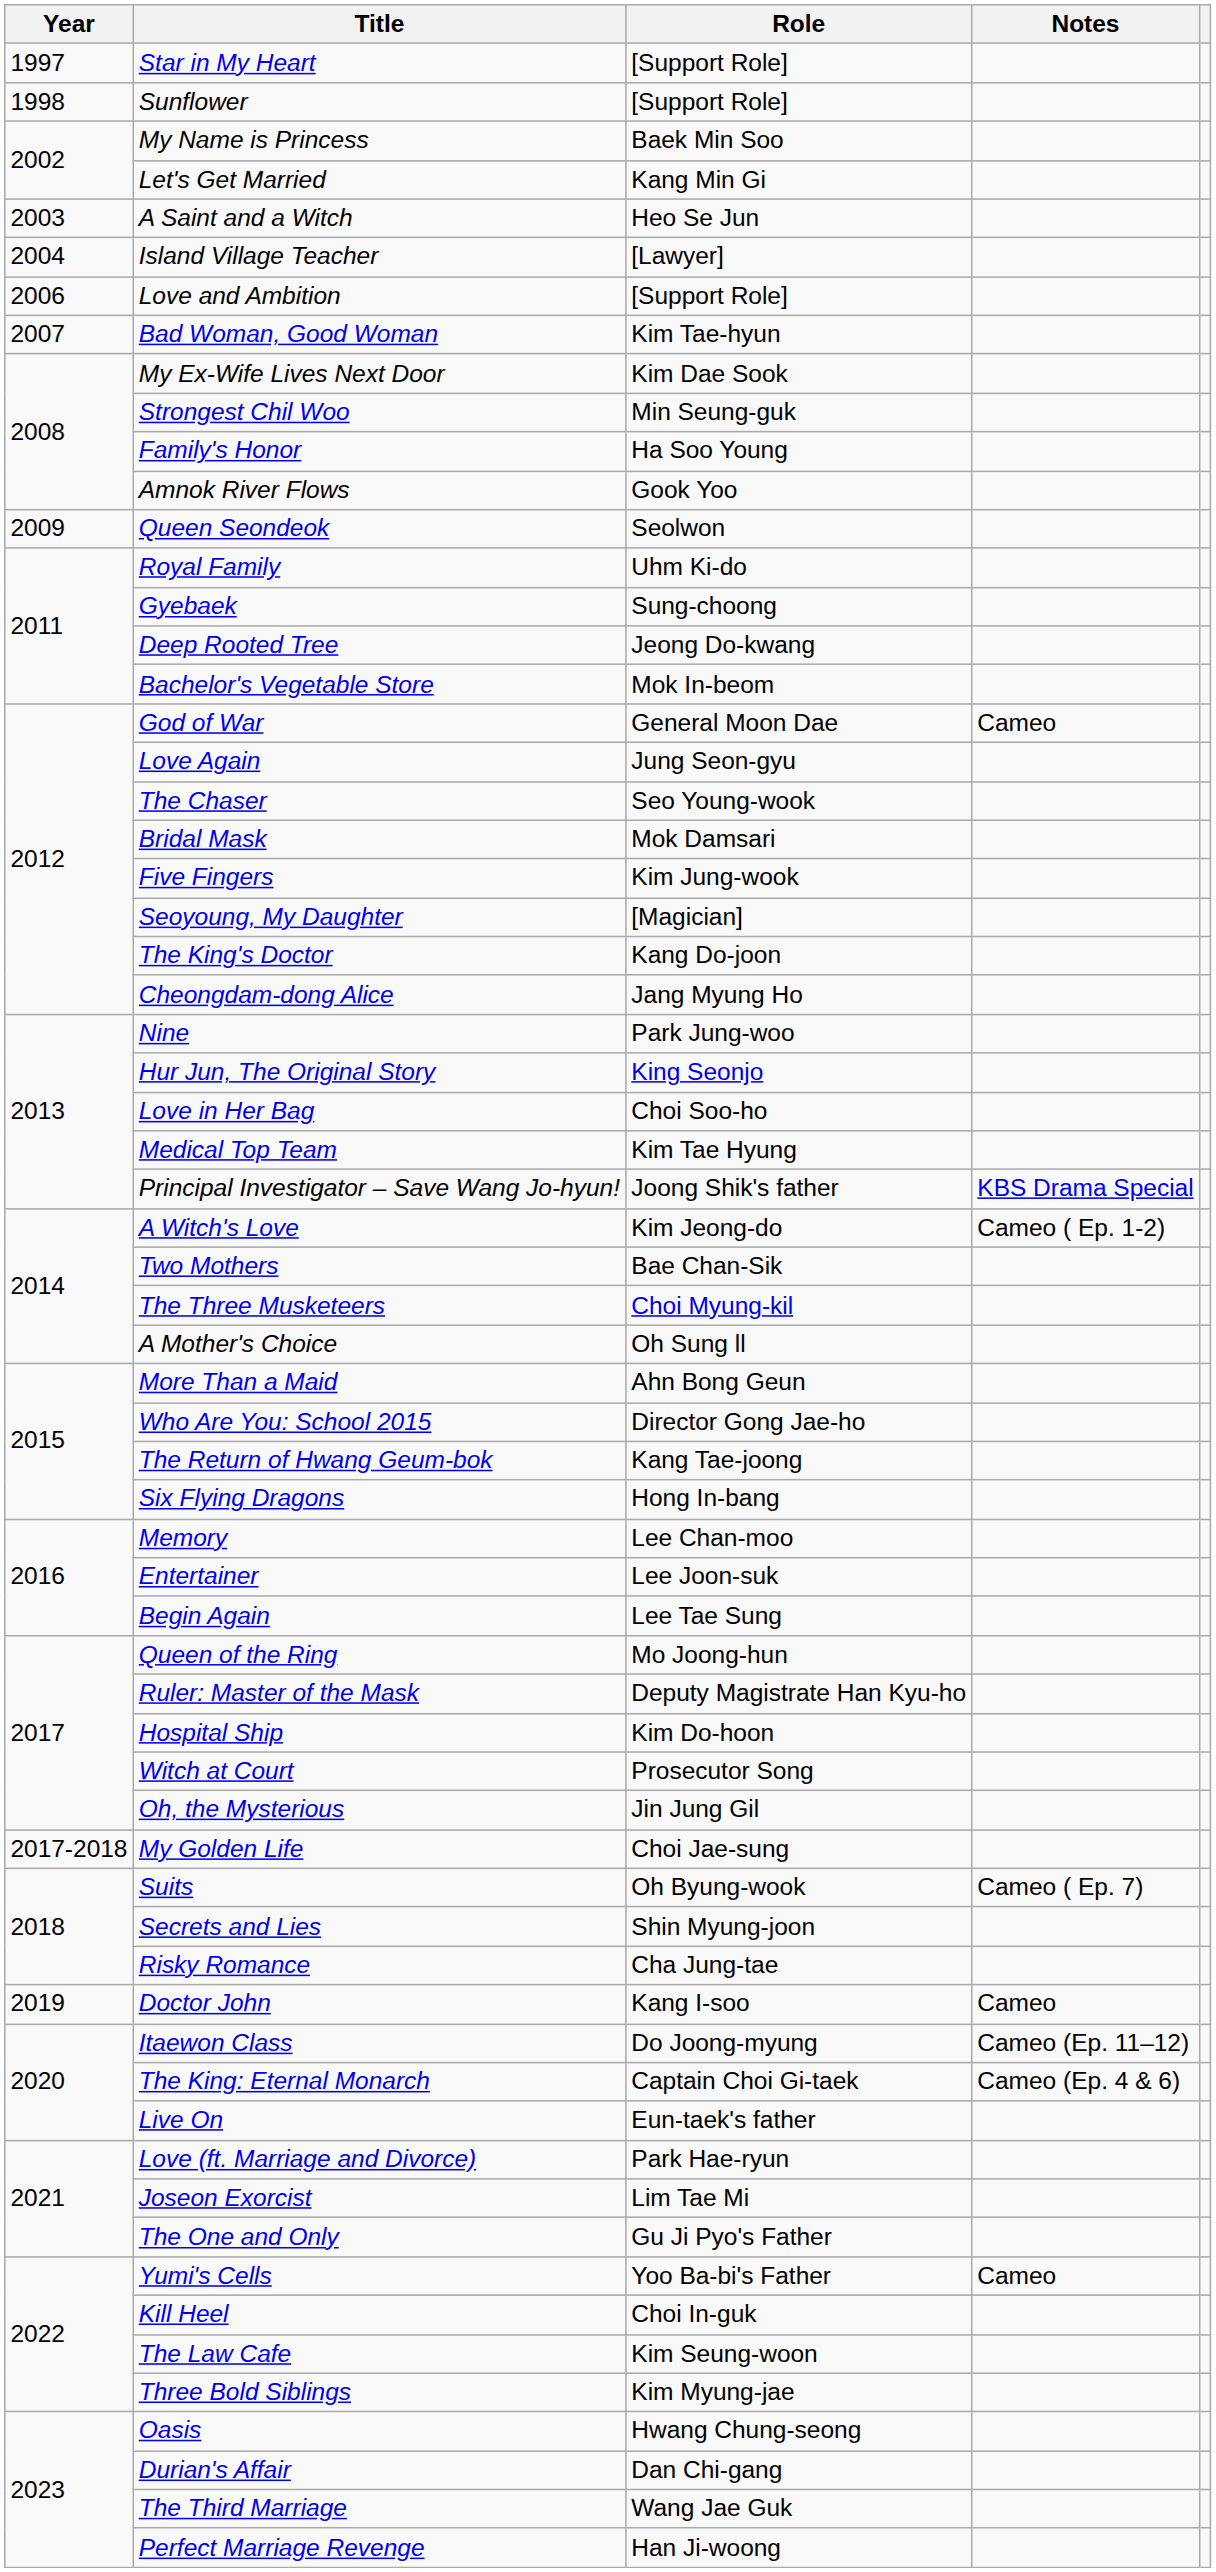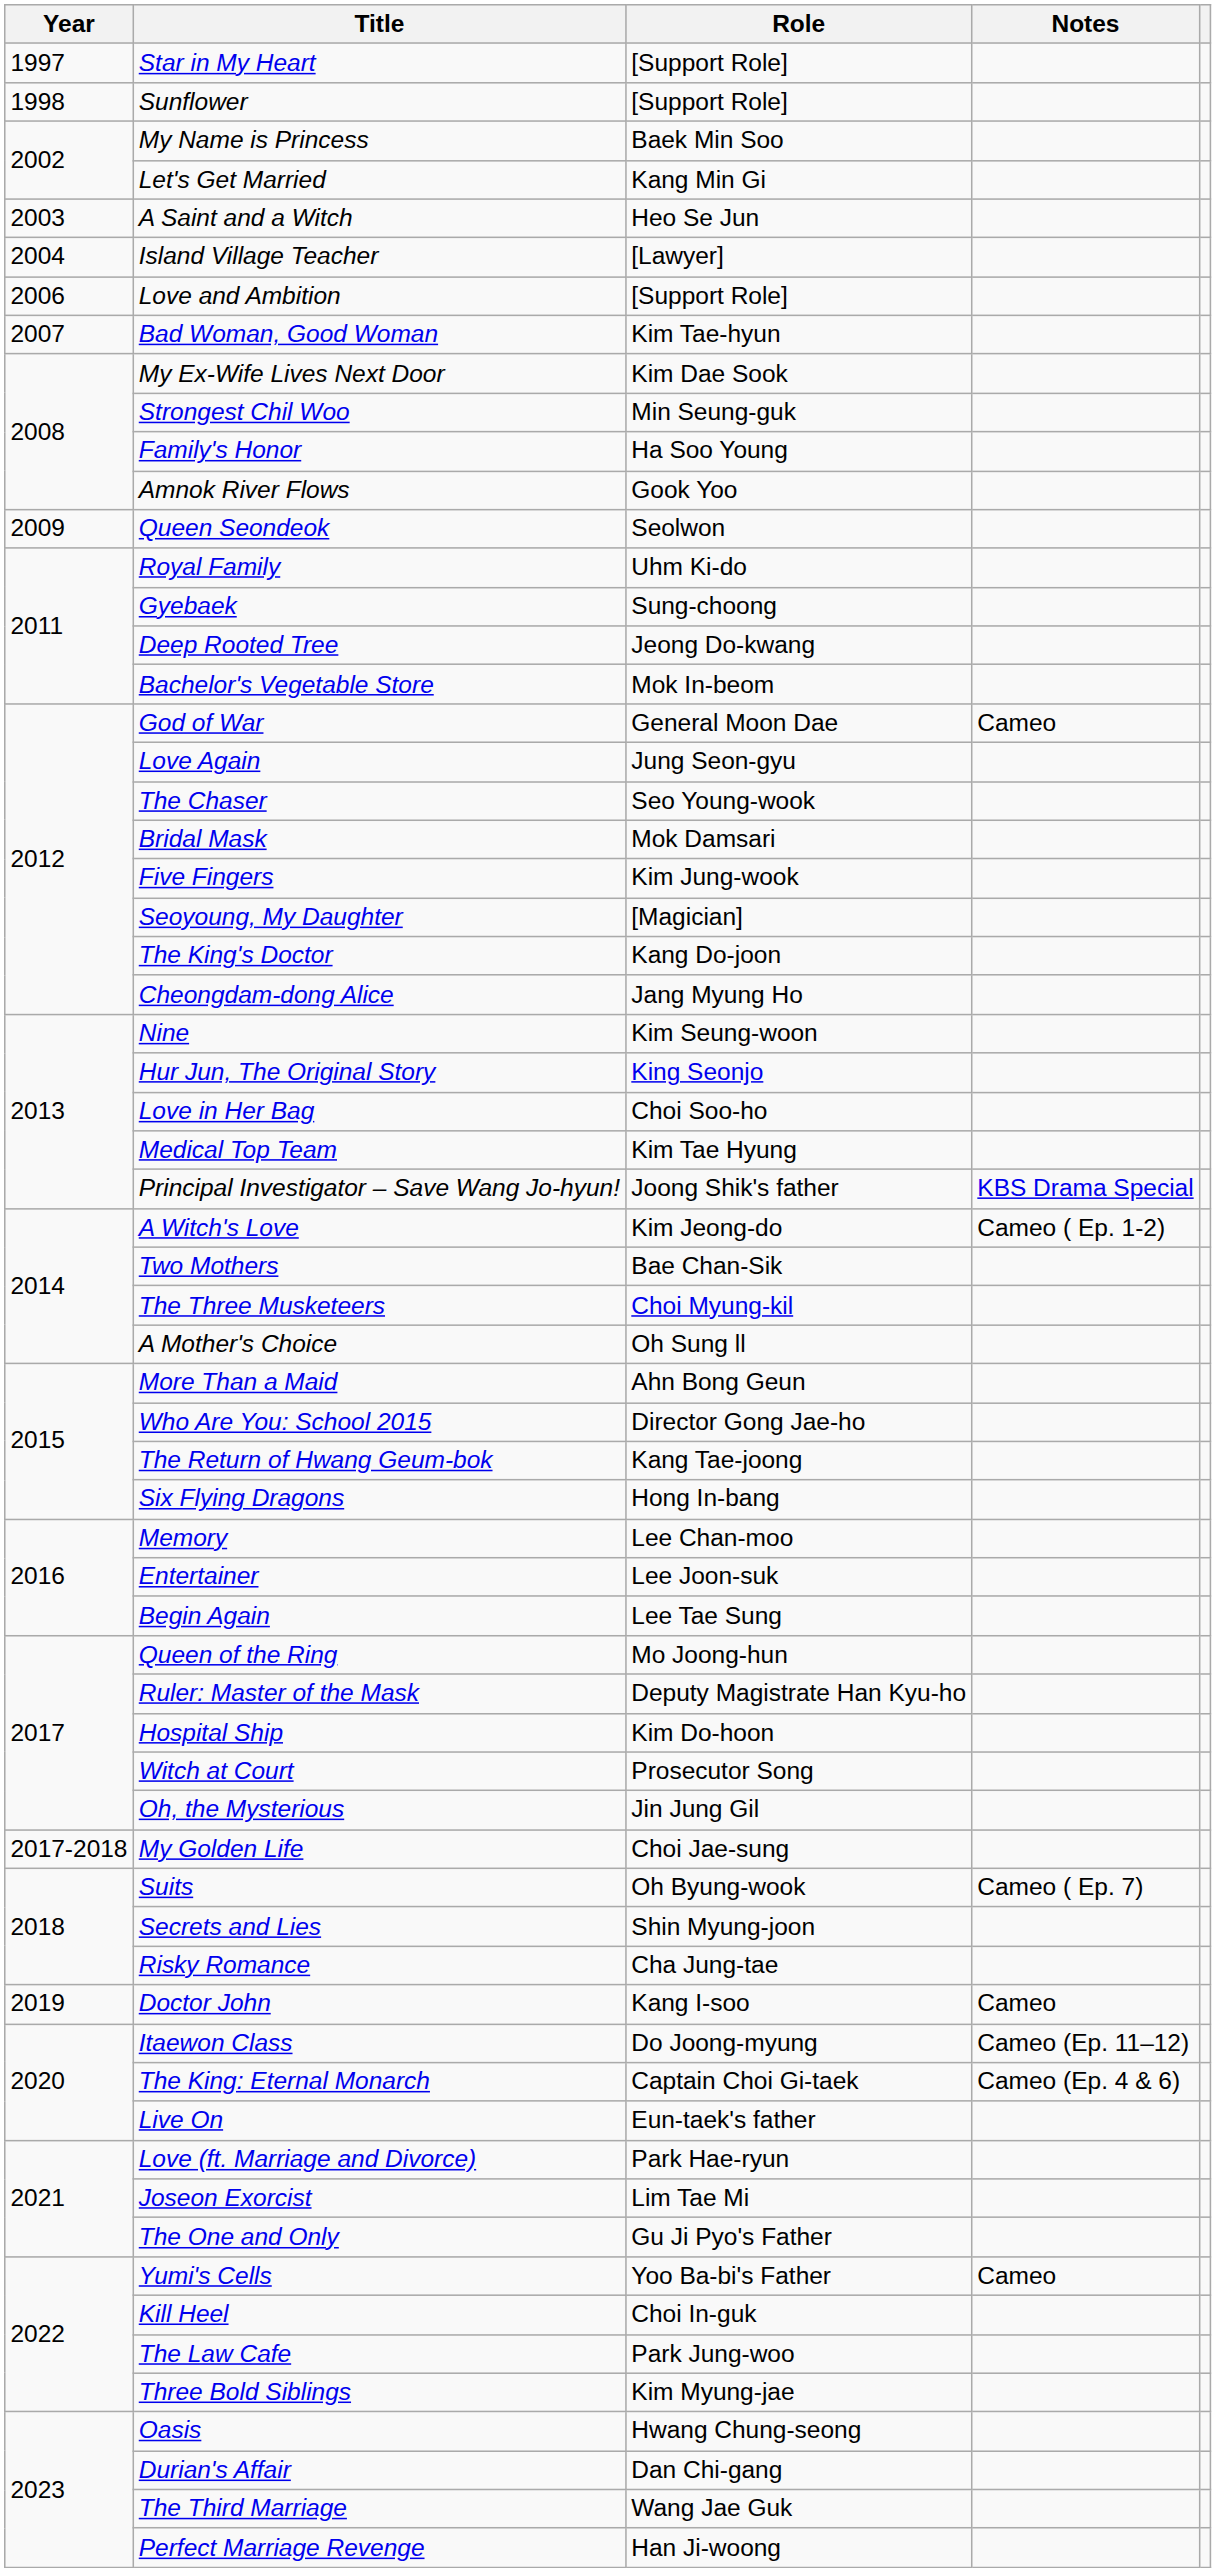(713, 1033) Park Jung-woo -> (725, 1033) Kim Seung-woon
(725, 2353) Kim Seung-woon -> (713, 2353) Park Jung-woo
